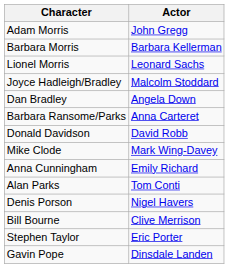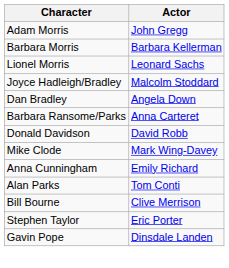- row: (40, 202)
